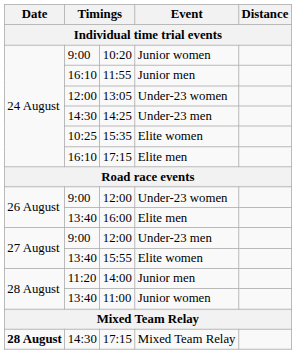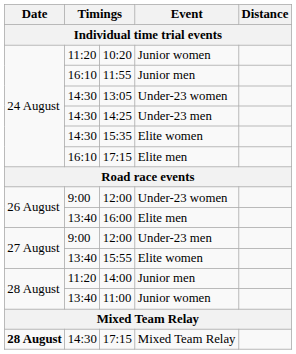(79, 55) 9:00 -> (82, 55) 11:20
(82, 95) 12:00 -> (82, 95) 14:30
(82, 136) 10:25 -> (82, 136) 14:30
